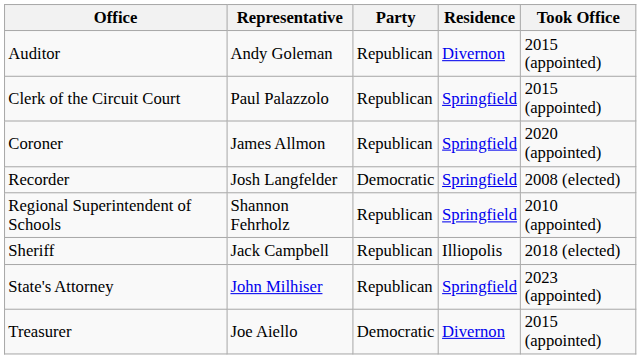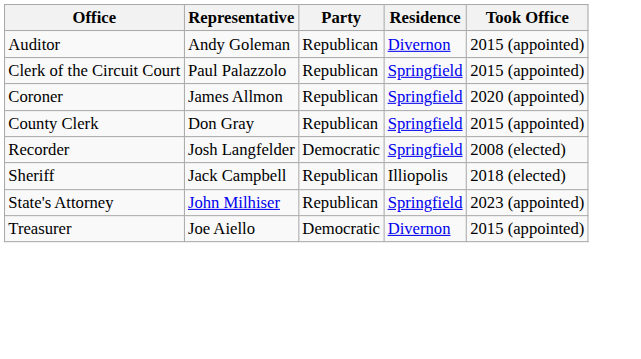+ row: (53, 123)
- row: (100, 215)
